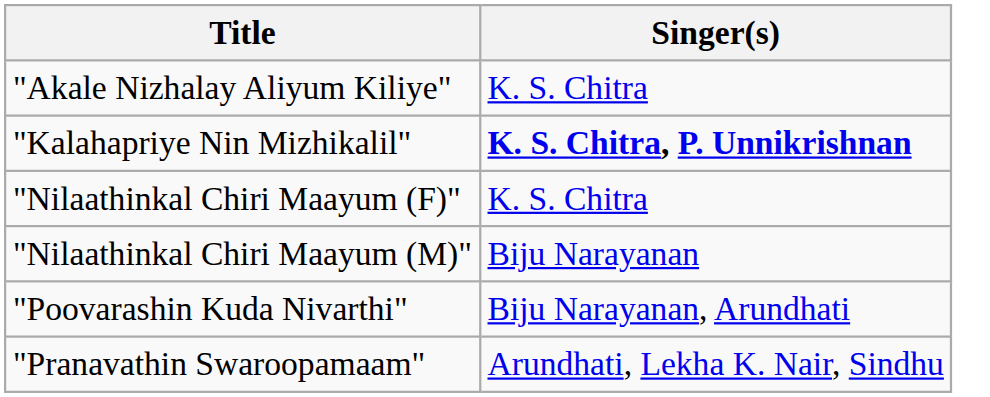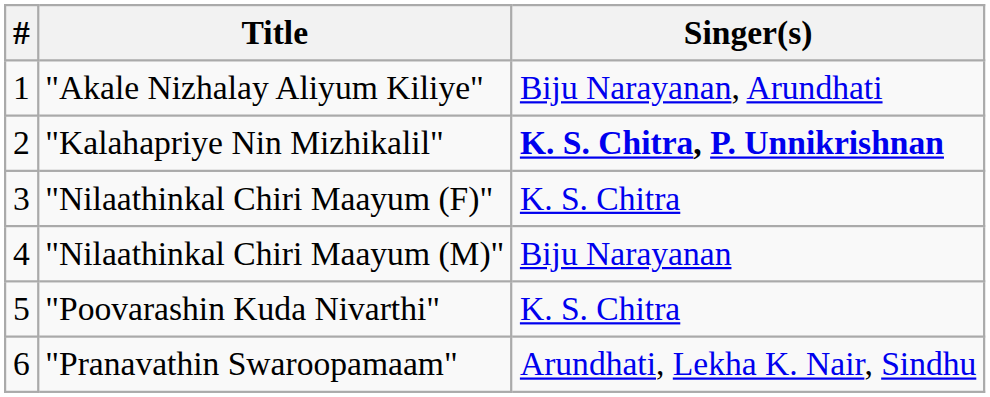+ column: (21, 32)
(568, 87) K. S. Chitra -> (701, 87) Biju Narayanan, Arundhati
(669, 309) Biju Narayanan, Arundhati -> (600, 309) K. S. Chitra
